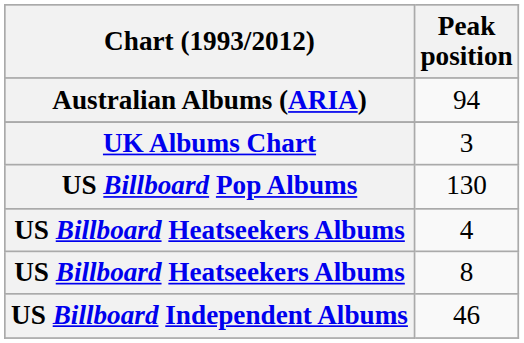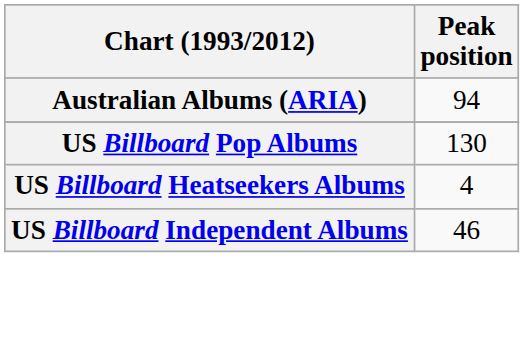- row: (467, 142)
- row: (467, 272)
